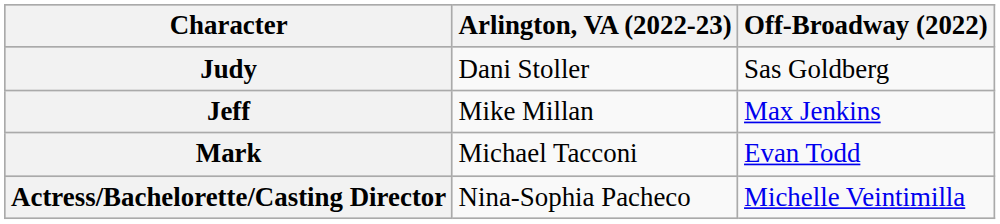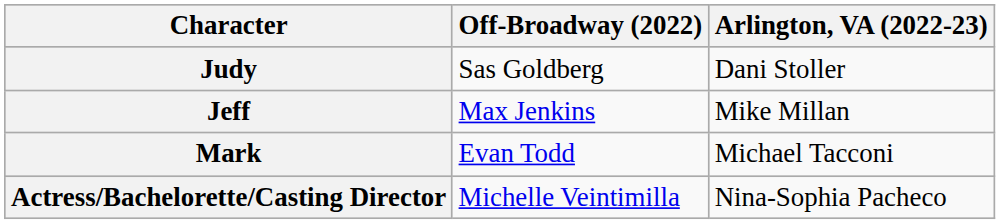columns swapped: (866, 25) <-> (595, 25)
